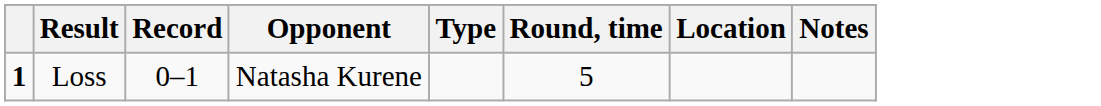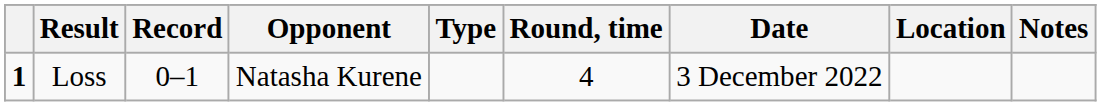+ column: (779, 28)
(586, 76) 5 -> (586, 76) 4
